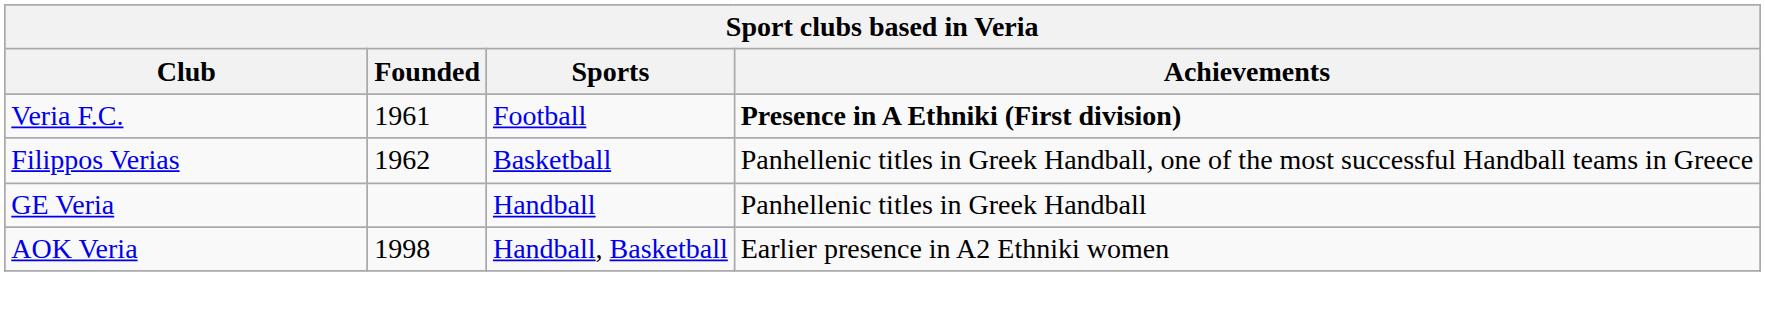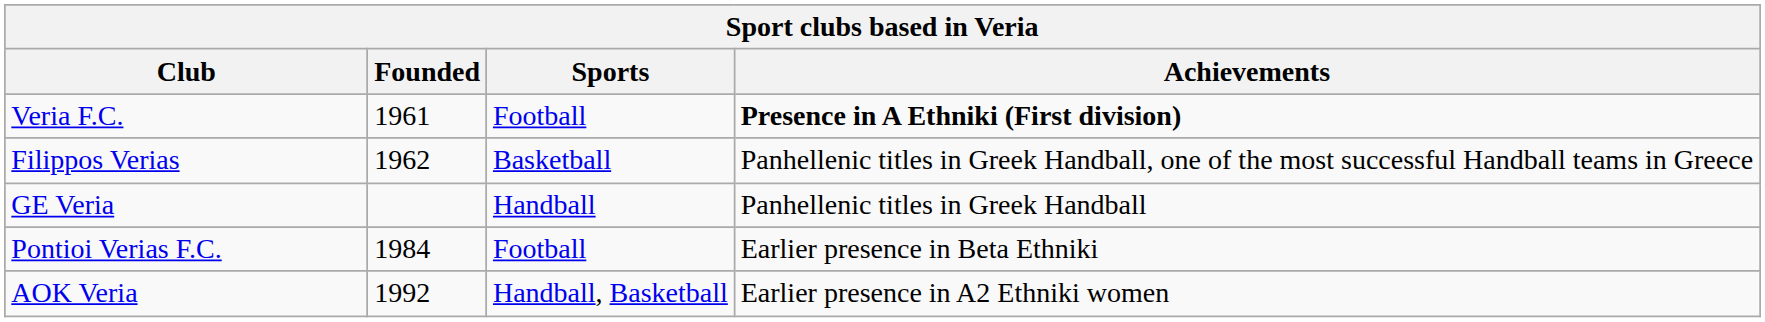+ row: (117, 248)
(402, 248) 1998 -> (402, 293) 1992
